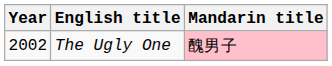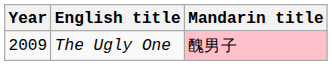(28, 46) 2002 -> (28, 46) 2009
